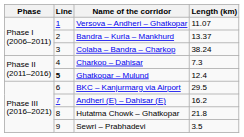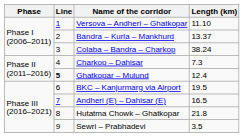(201, 24) 11.07 -> (201, 24) 11.10
(199, 88) 29.5 -> (199, 88) 19.5
(199, 100) 16.2 -> (199, 100) 16.5
